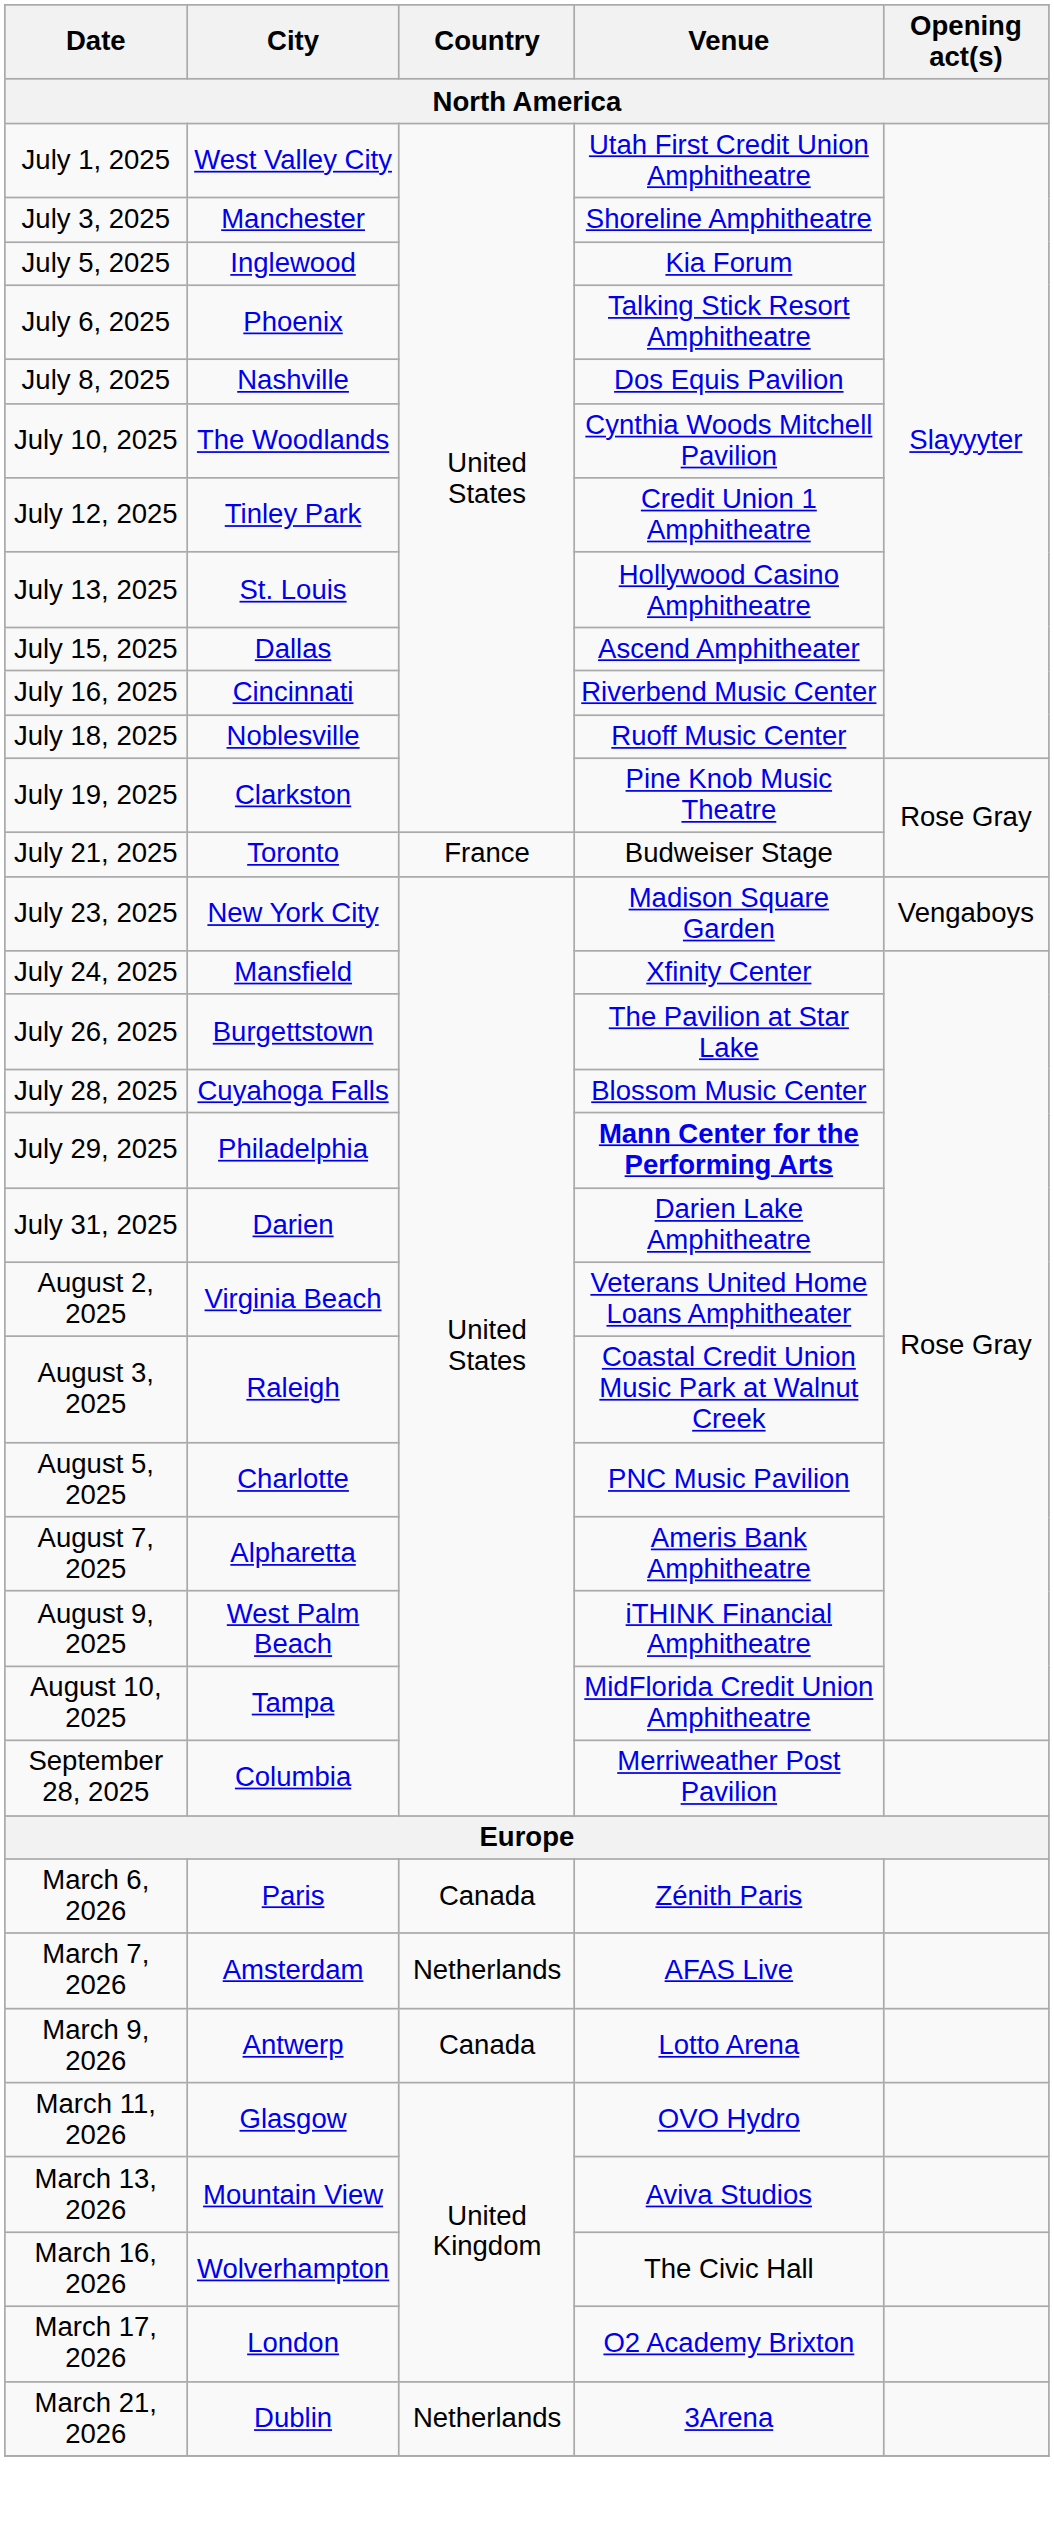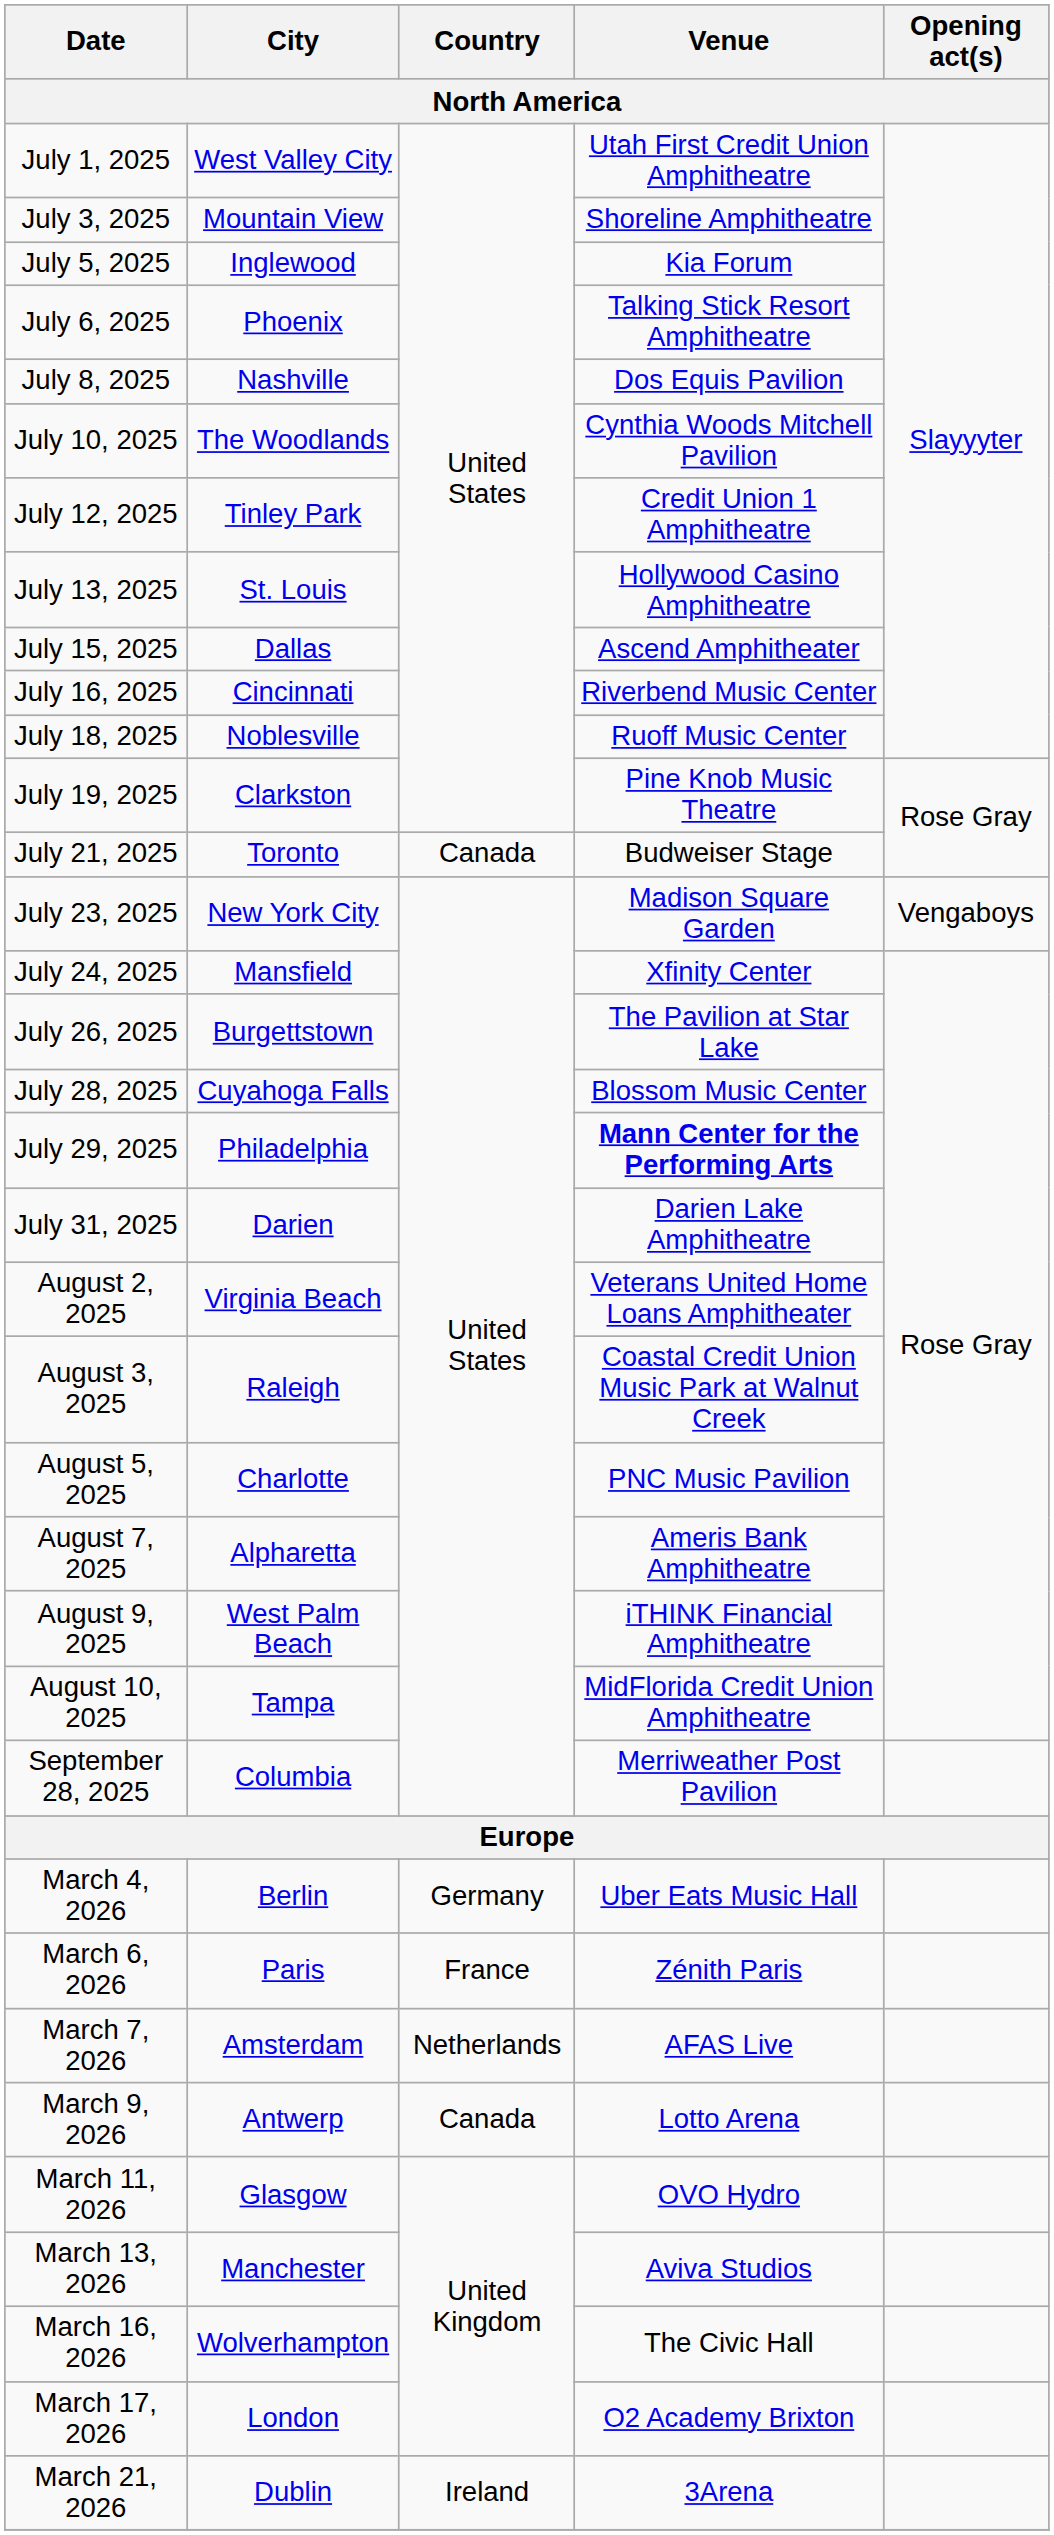(293, 219) Manchester -> (293, 219) Mountain View
(487, 854) France -> (487, 854) Canada
+ row: (96, 1895)
(487, 1895) Canada -> (487, 1970) France
(293, 2194) Mountain View -> (293, 2268) Manchester
(487, 2417) Netherlands -> (487, 2492) Ireland
